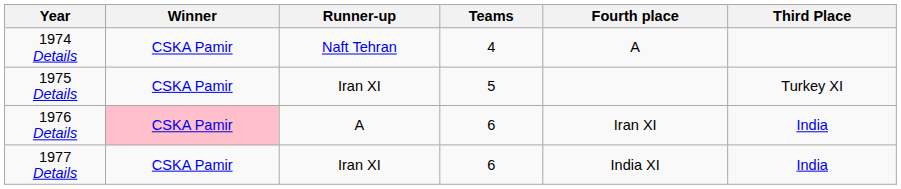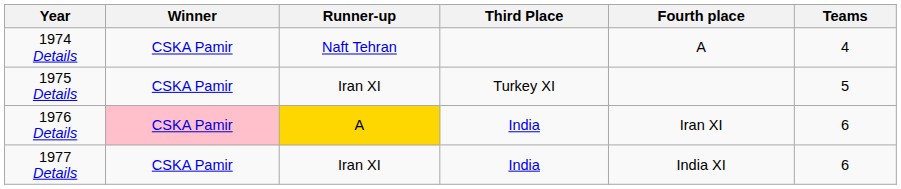columns swapped: (812, 16) <-> (491, 16)
(359, 126) no background -> (359, 126) gold background
